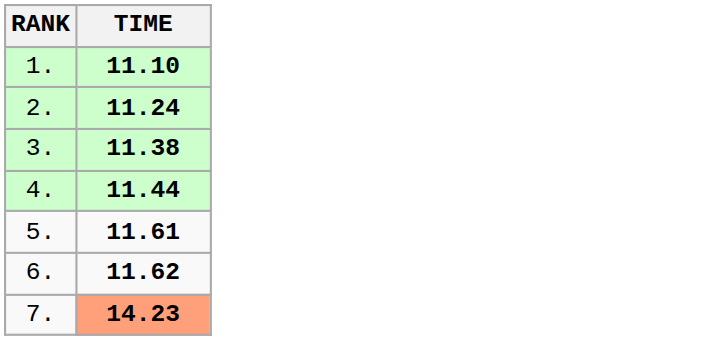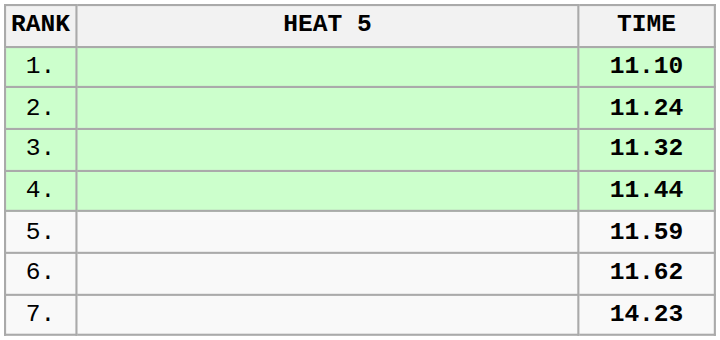+ column: (327, 25)
(143, 149) 11.38 -> (646, 149) 11.32
(143, 232) 11.61 -> (646, 232) 11.59
(143, 314) lightsalmon background -> (646, 314) no background
